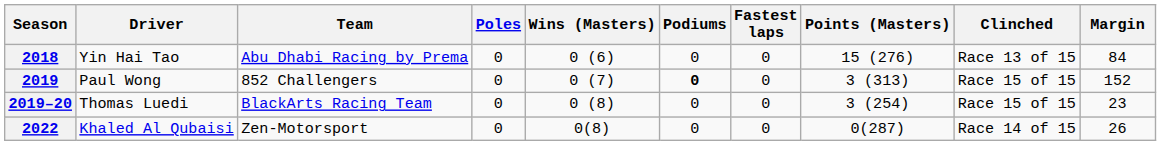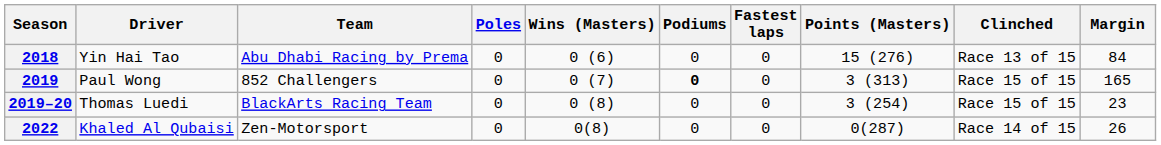(1117, 81) 152 -> (1117, 81) 165
